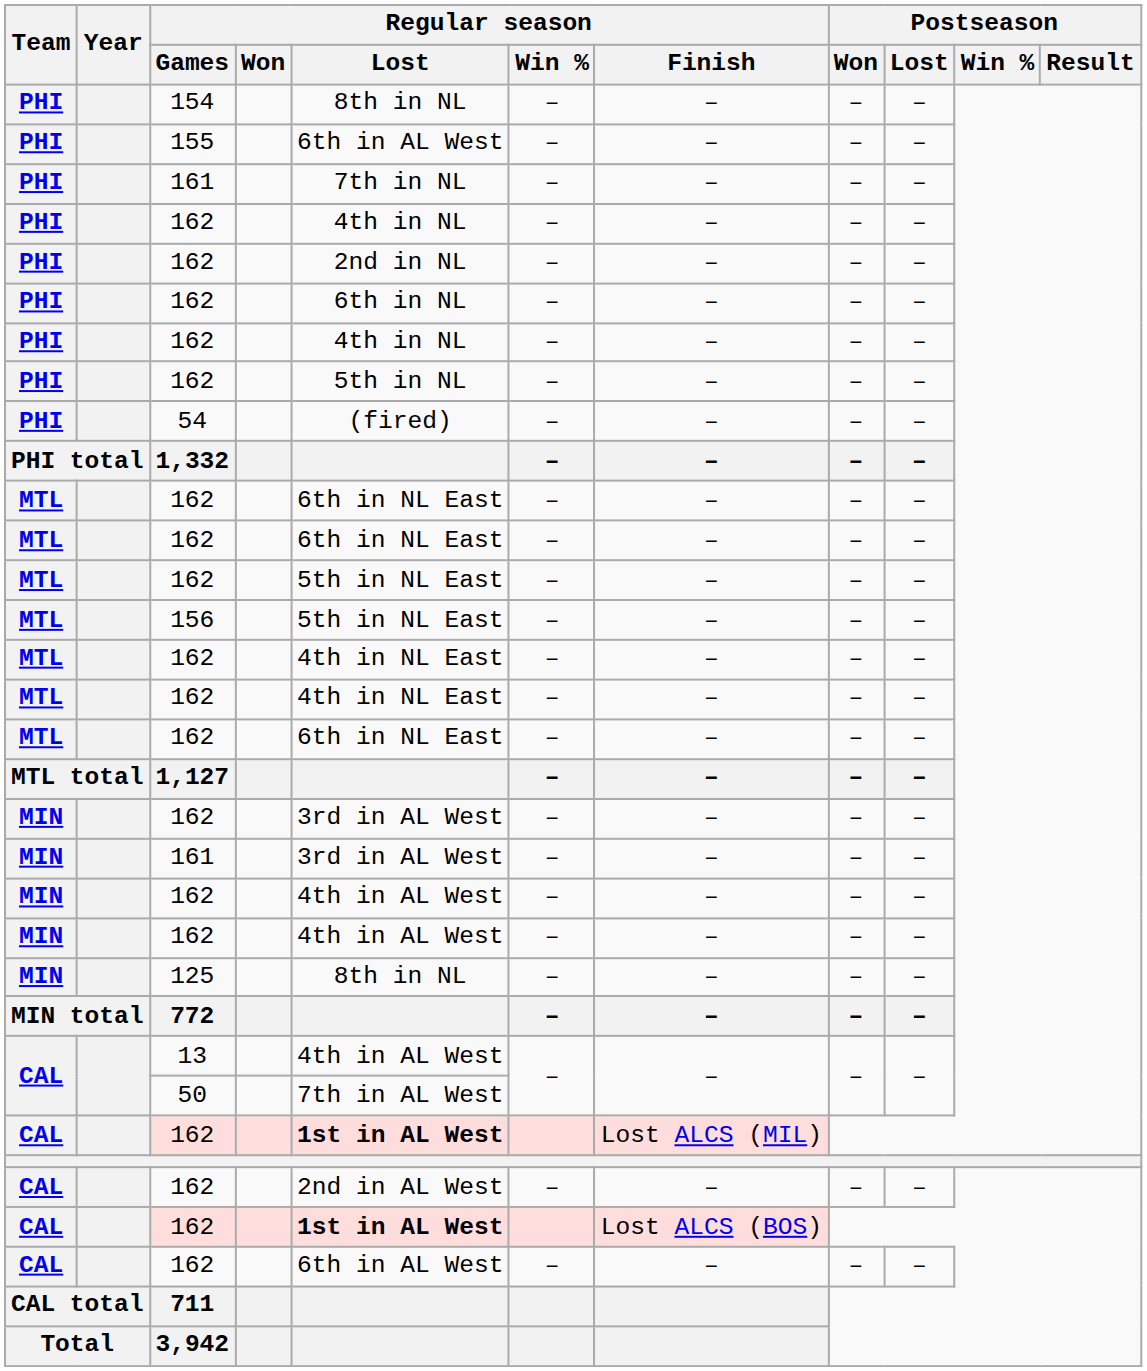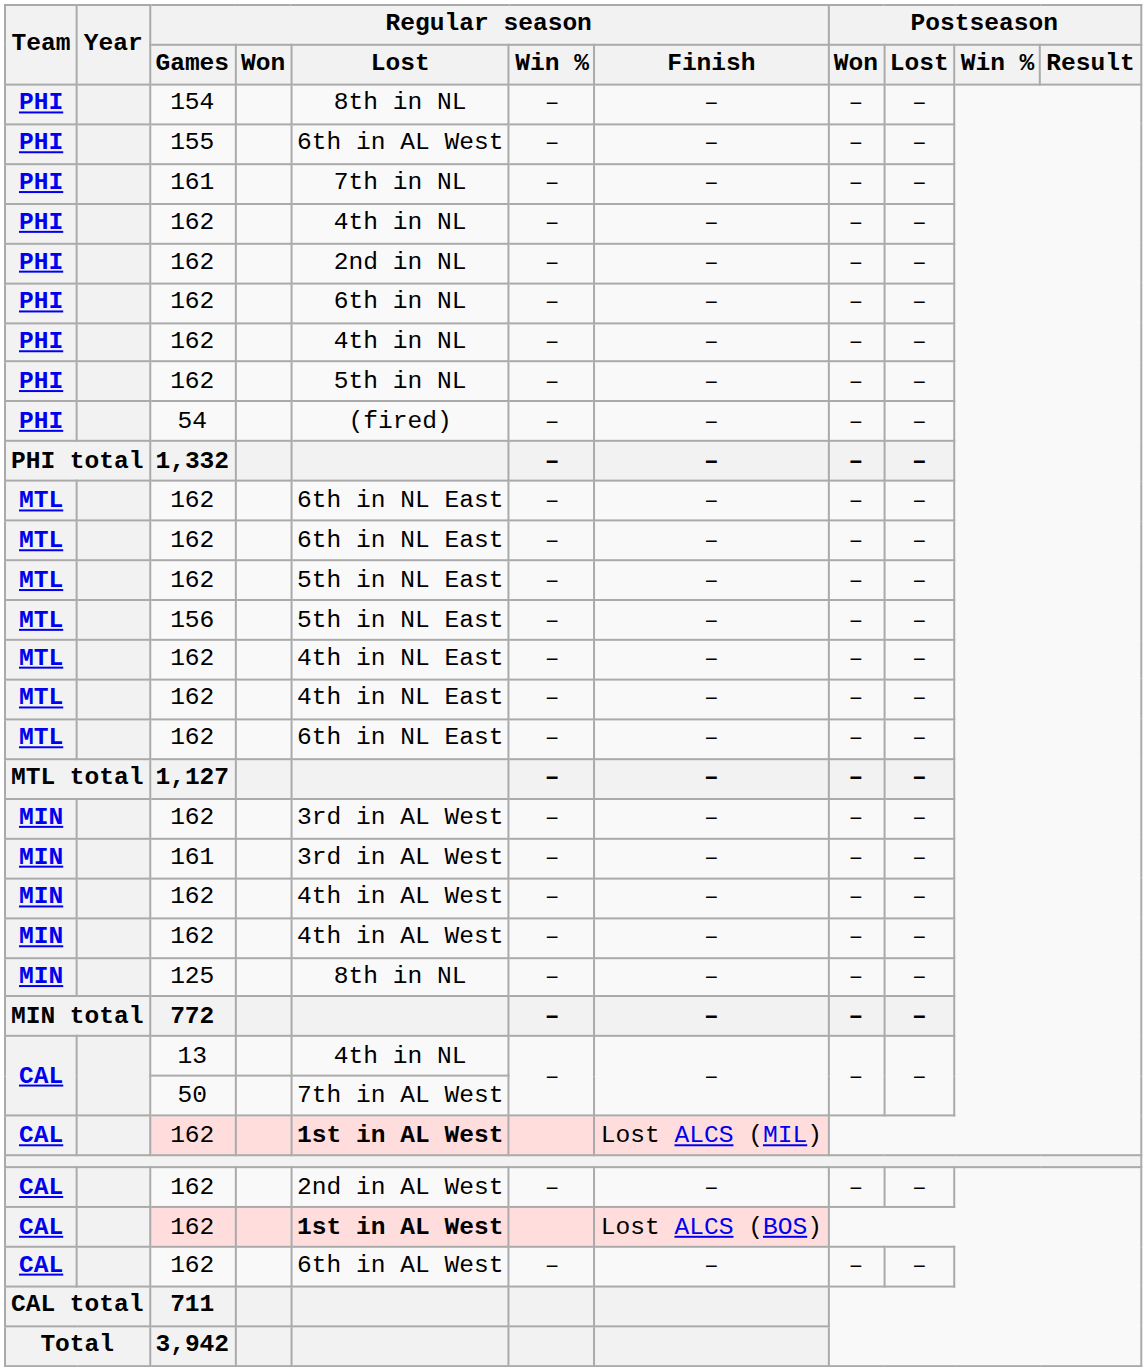(400, 1057) 4th in AL West -> (400, 1057) 4th in NL
